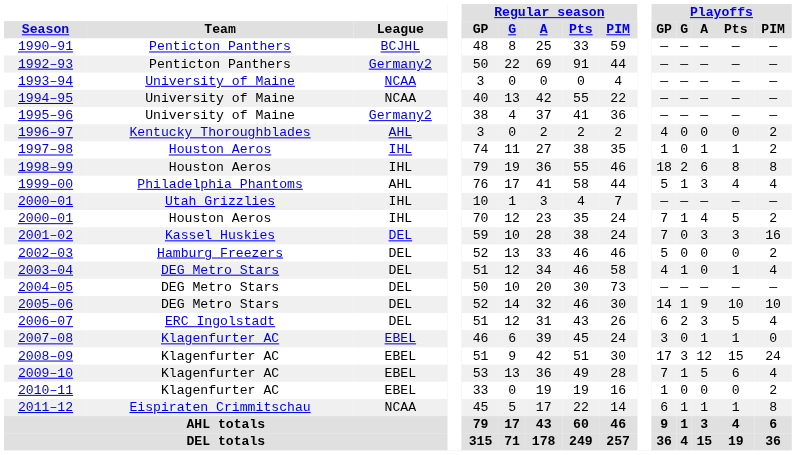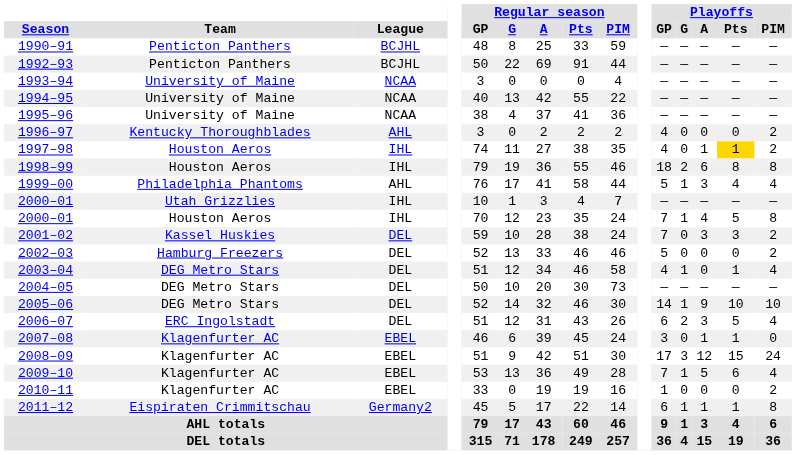(400, 64) Germany2 -> (400, 64) BCJHL
(400, 116) Germany2 -> (400, 116) NCAA
(664, 150) 1 -> (664, 150) 4
(736, 150) no background -> (736, 150) gold background
(773, 219) 2 -> (773, 219) 8
(773, 236) 16 -> (773, 236) 2
(400, 407) NCAA -> (400, 407) Germany2
